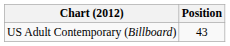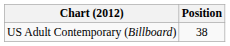(202, 32) 43 -> (202, 32) 38
